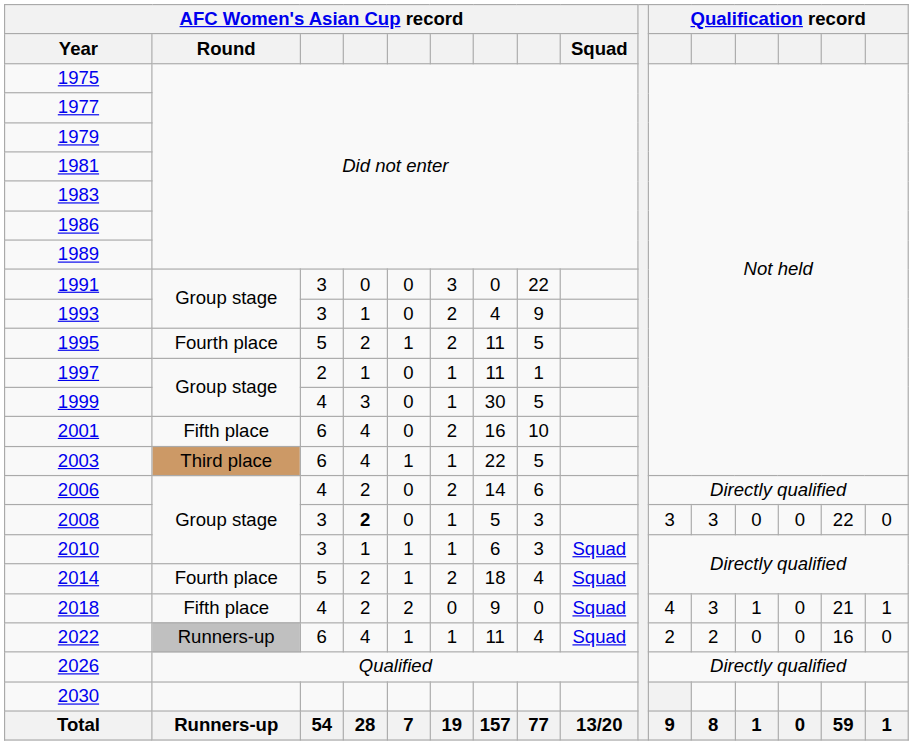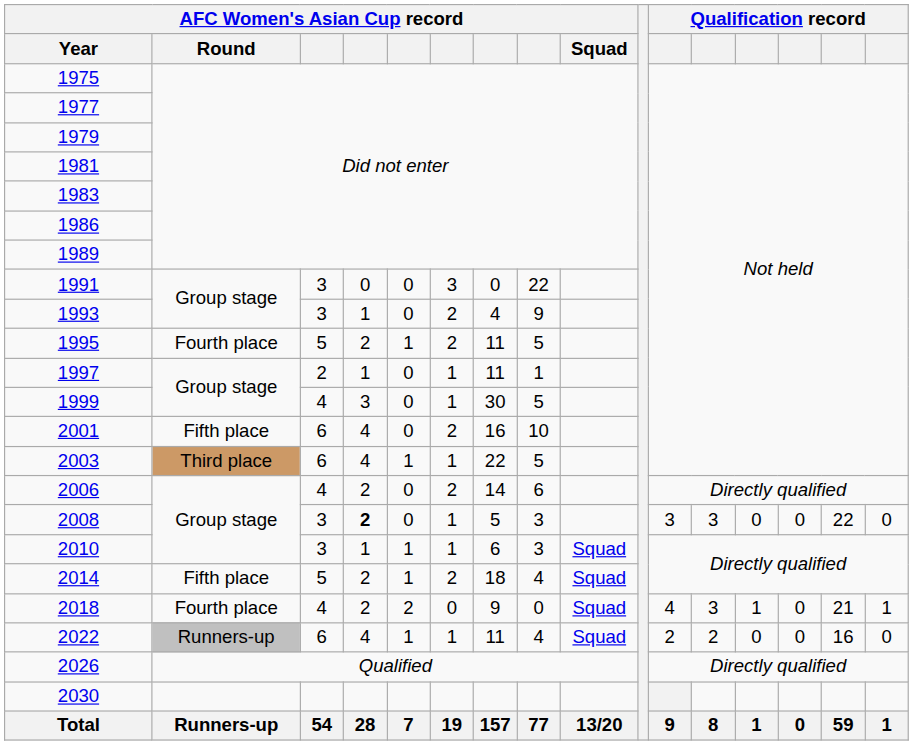(226, 578) Fourth place -> (226, 578) Fifth place
(226, 607) Fifth place -> (226, 607) Fourth place
